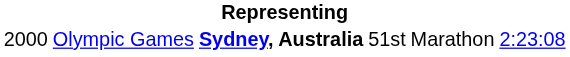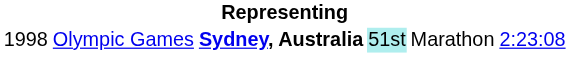(26, 40) 2000 -> (26, 40) 1998
(387, 40) no background -> (387, 40) paleturquoise background
